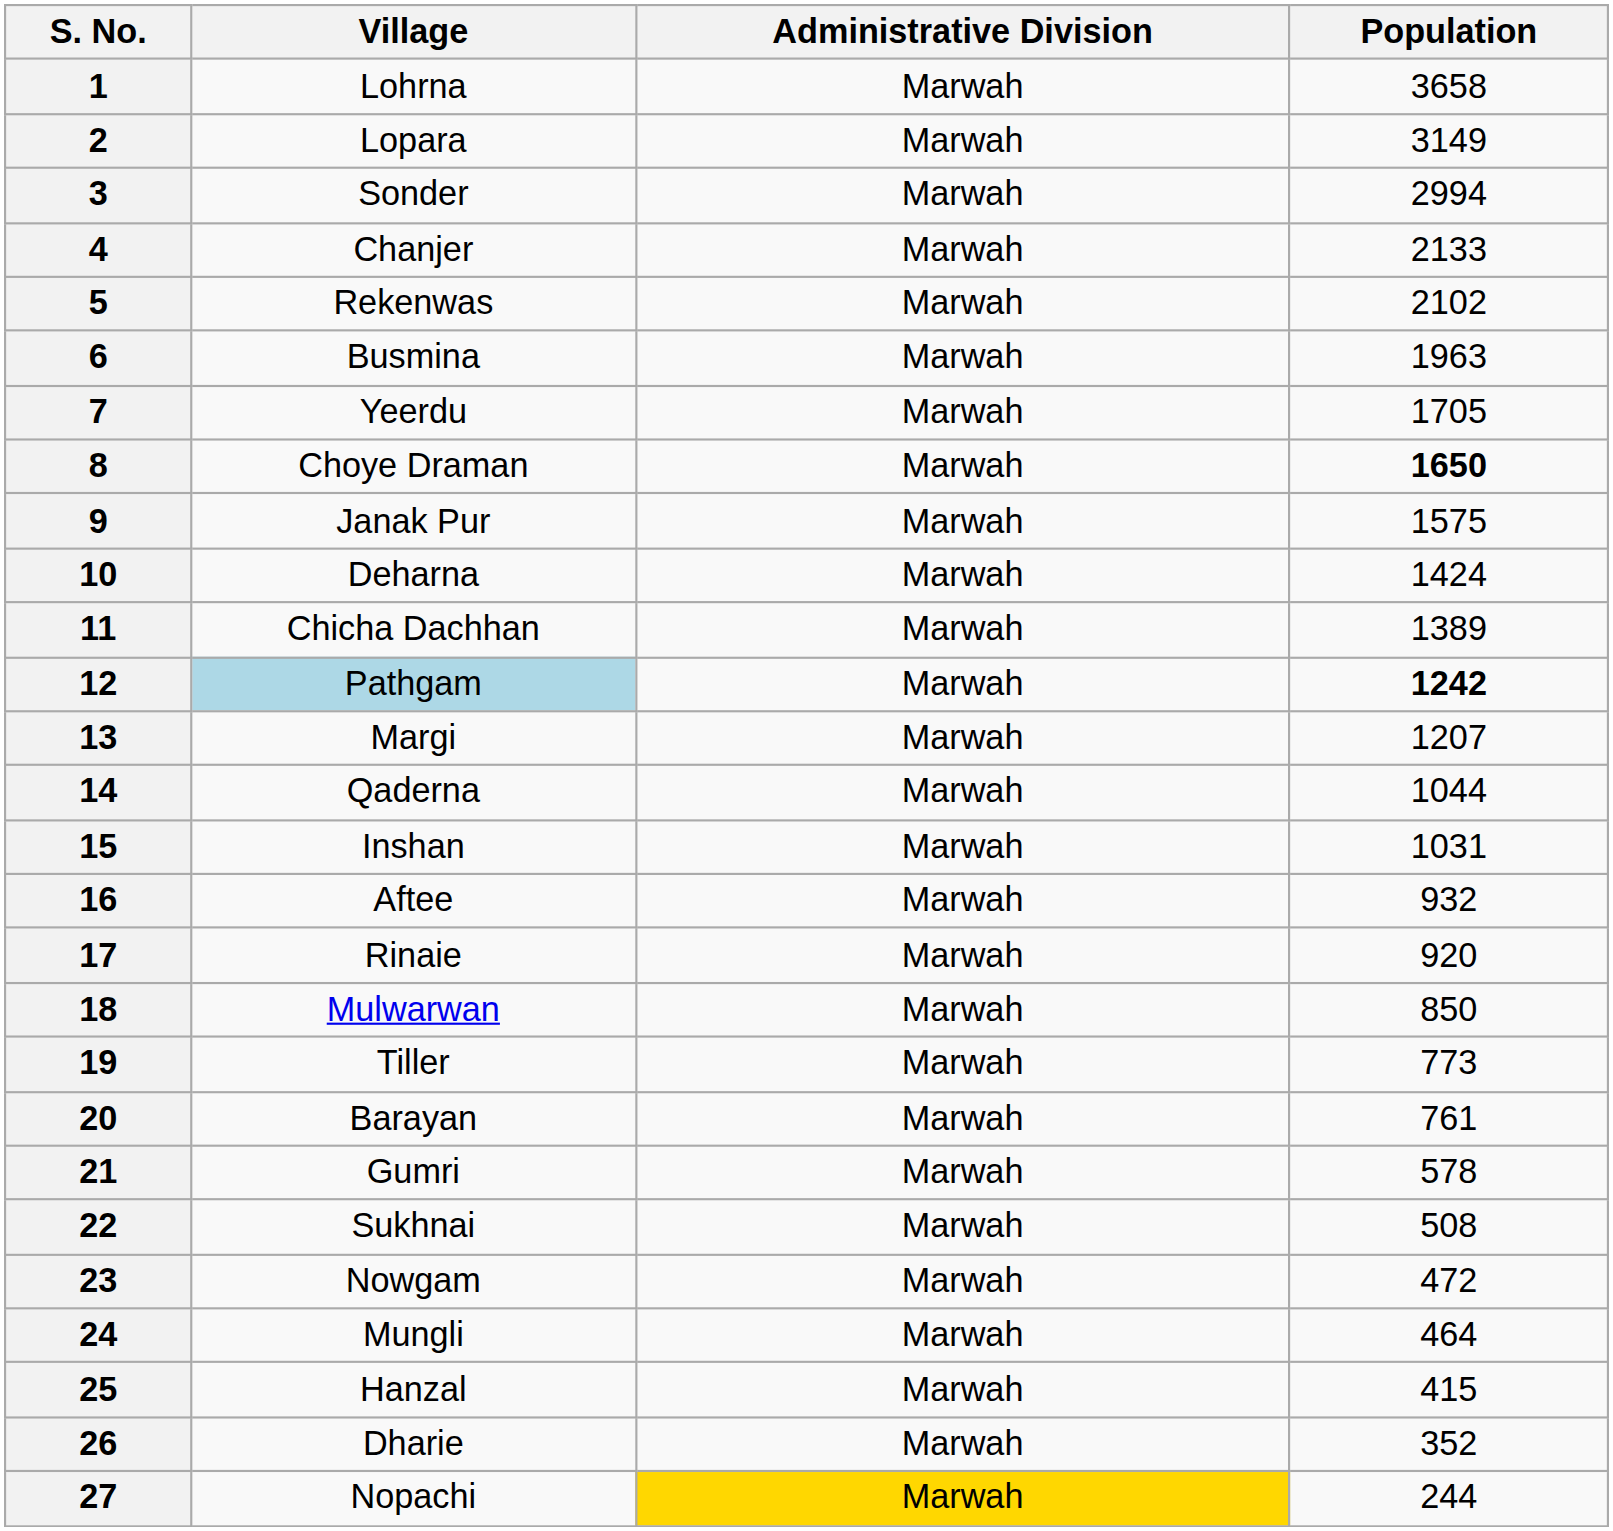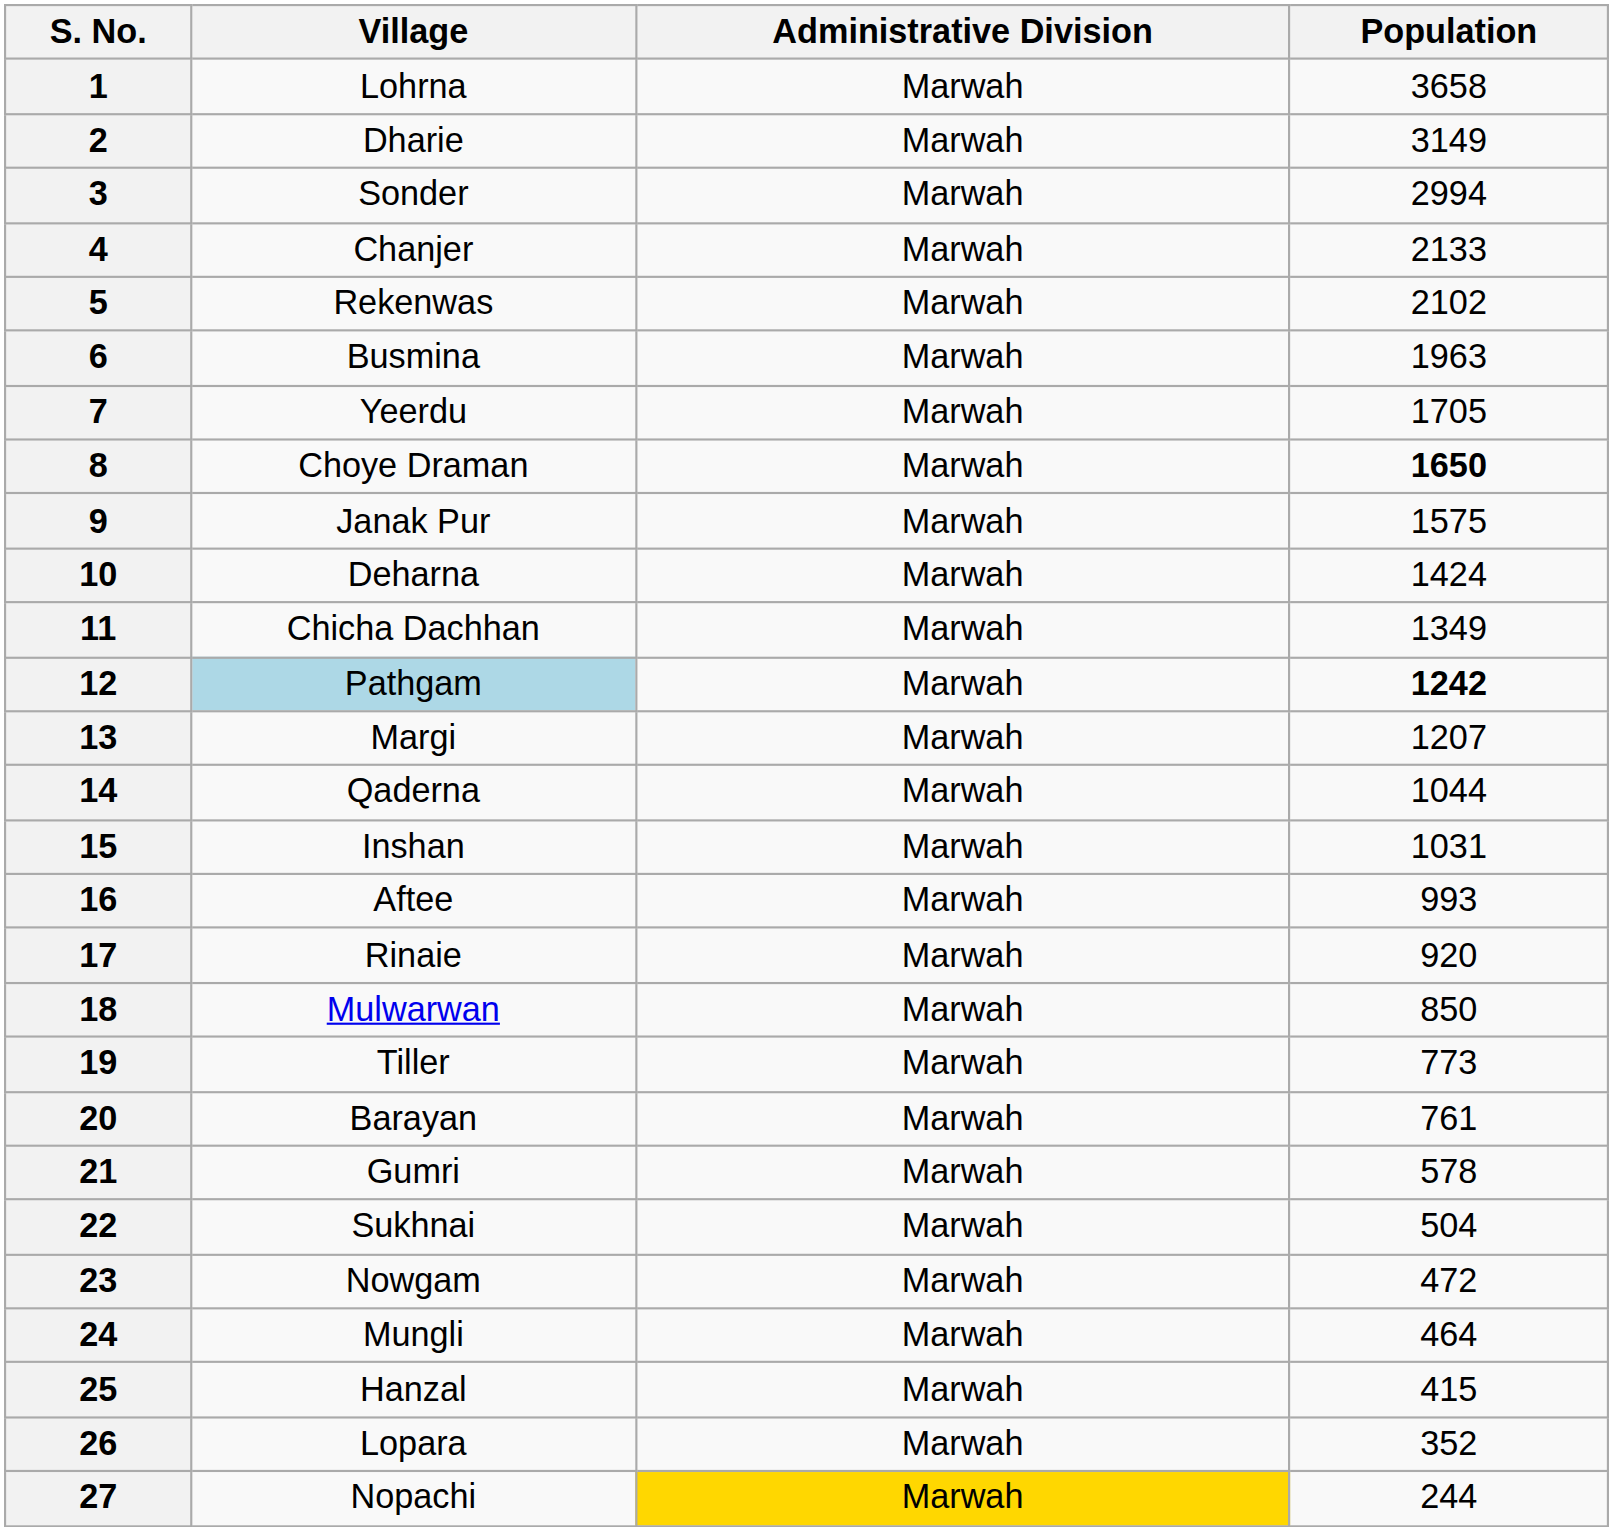(413, 140) Lopara -> (413, 140) Dharie
(1449, 628) 1389 -> (1449, 628) 1349
(1449, 900) 932 -> (1449, 900) 993
(1449, 1226) 508 -> (1449, 1226) 504
(413, 1443) Dharie -> (413, 1443) Lopara
